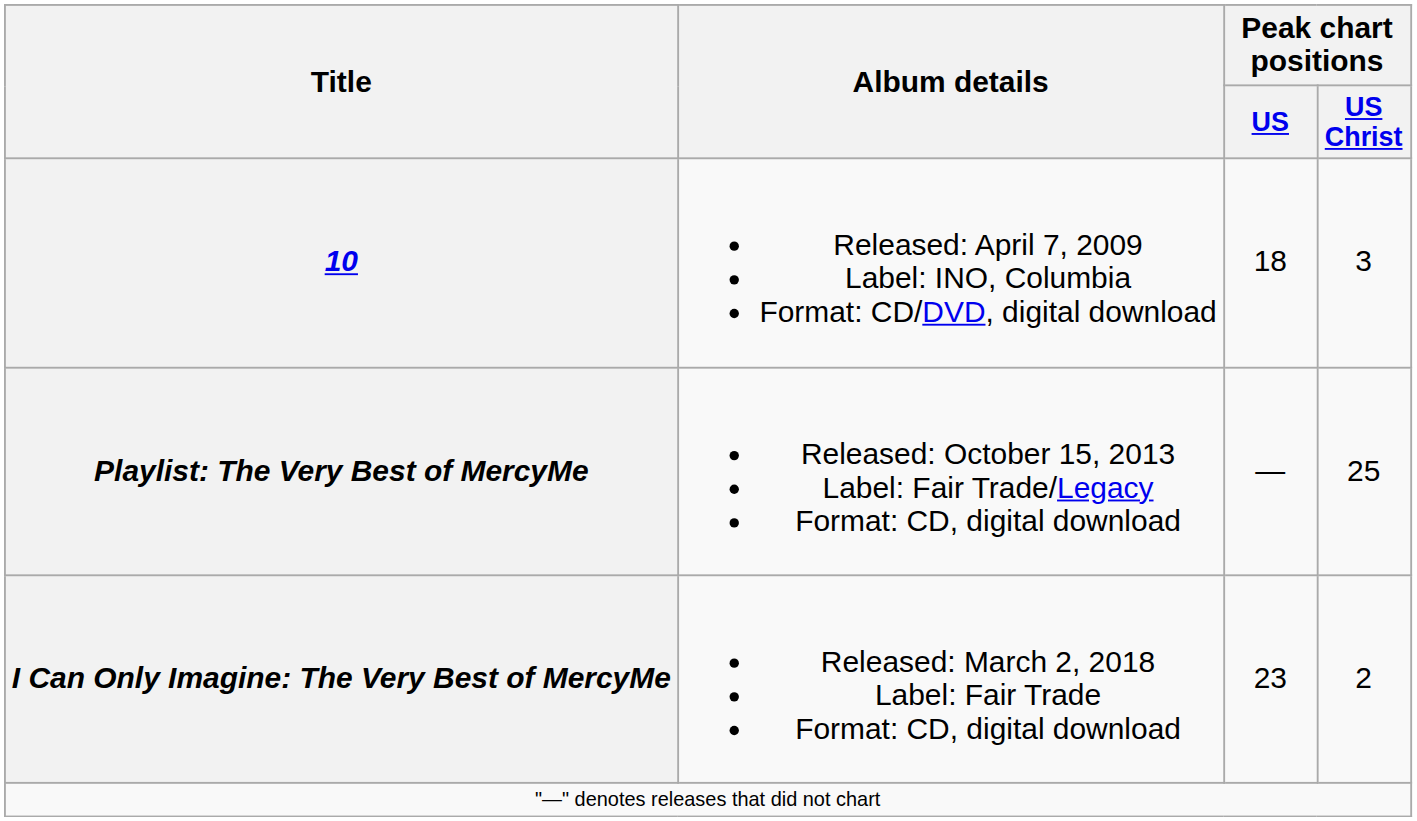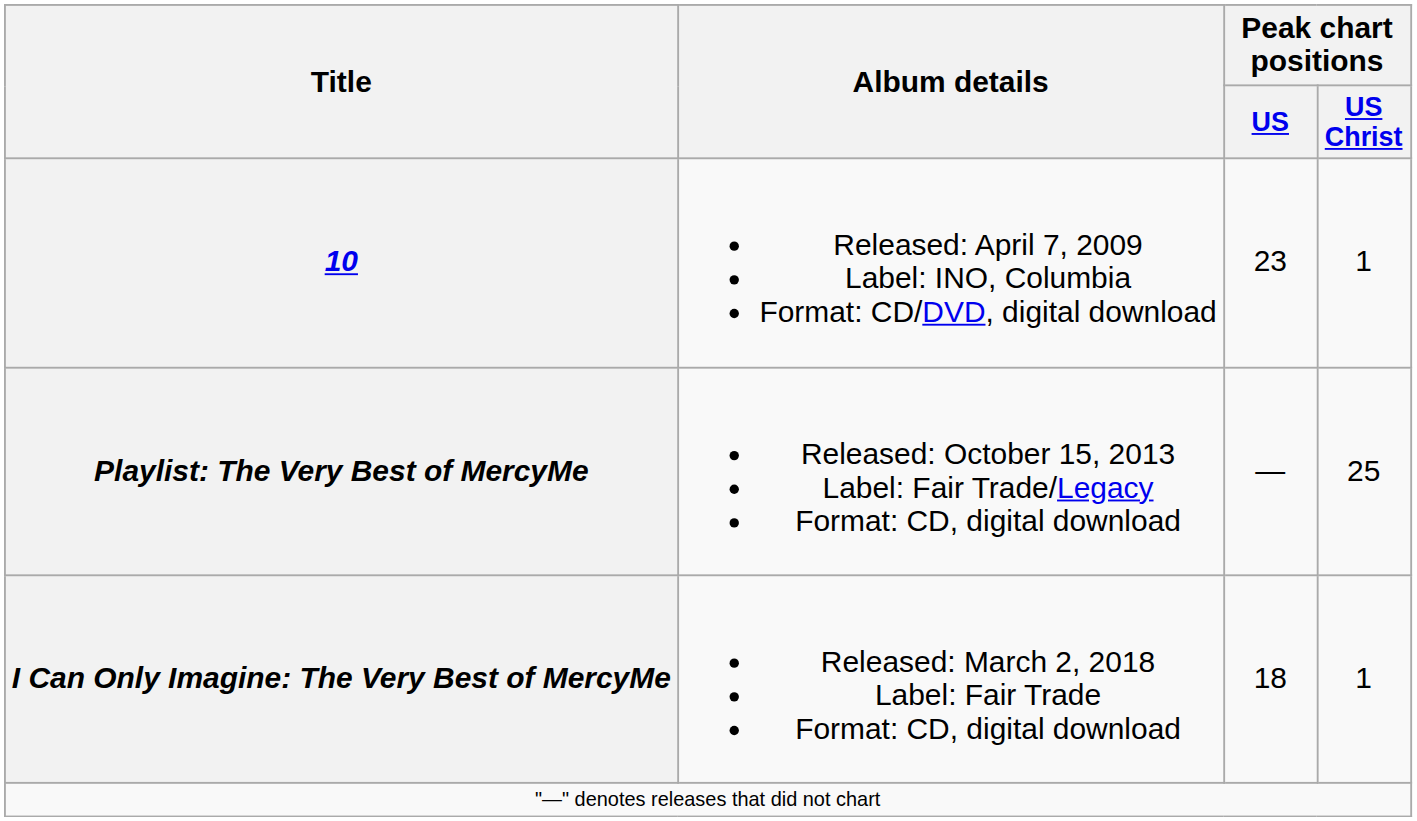(1270, 262) 18 -> (1270, 262) 23
(1364, 262) 3 -> (1364, 262) 1
(1270, 678) 23 -> (1270, 678) 18
(1364, 678) 2 -> (1364, 678) 1
